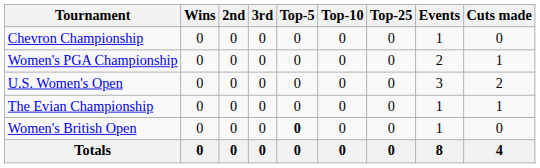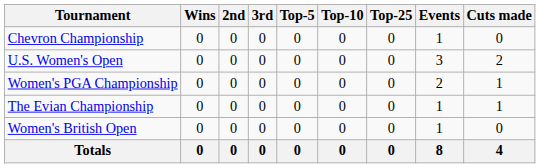rows swapped: (65, 83) <-> (93, 60)
(297, 128) bold -> (297, 128) normal
